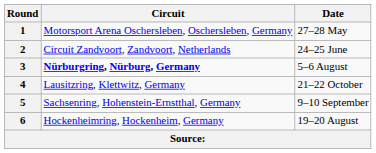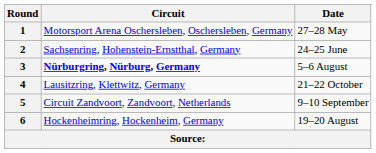(137, 48) Circuit Zandvoort, Zandvoort, Netherlands -> (142, 48) Sachsenring, Hohenstein-Ernstthal, Germany
(142, 102) Sachsenring, Hohenstein-Ernstthal, Germany -> (137, 102) Circuit Zandvoort, Zandvoort, Netherlands
